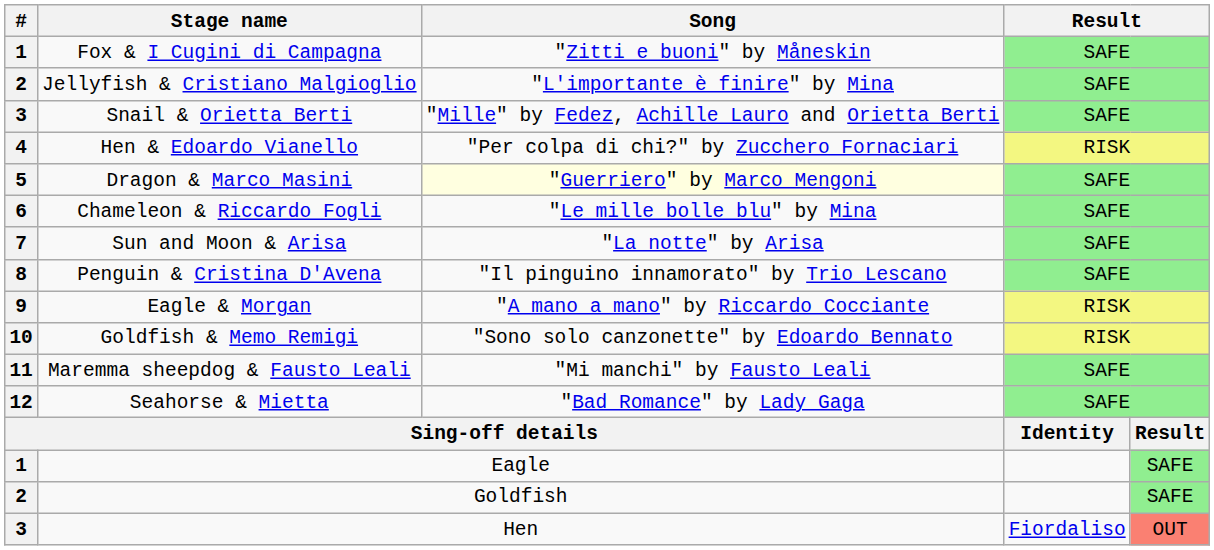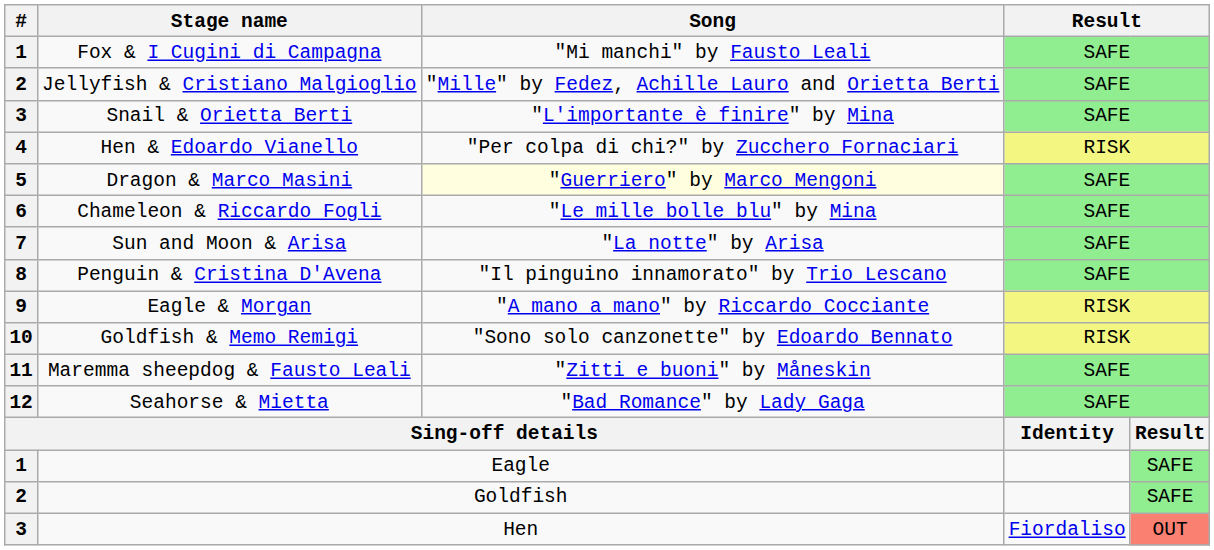(713, 52) "Zitti e buoni" by Måneskin -> (713, 52) "Mi manchi" by Fausto Leali
(713, 84) "L'importante è finire" by Mina -> (713, 84) "Mille" by Fedez, Achille Lauro and Orietta Berti
(713, 116) "Mille" by Fedez, Achille Lauro and Orietta Berti -> (713, 116) "L'importante è finire" by Mina
(713, 370) "Mi manchi" by Fausto Leali -> (713, 370) "Zitti e buoni" by Måneskin
